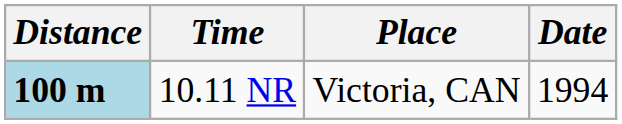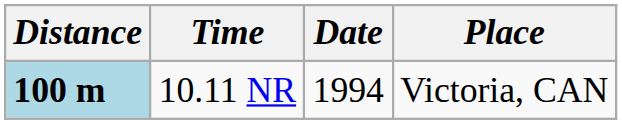columns swapped: (416, 32) <-> (573, 32)
